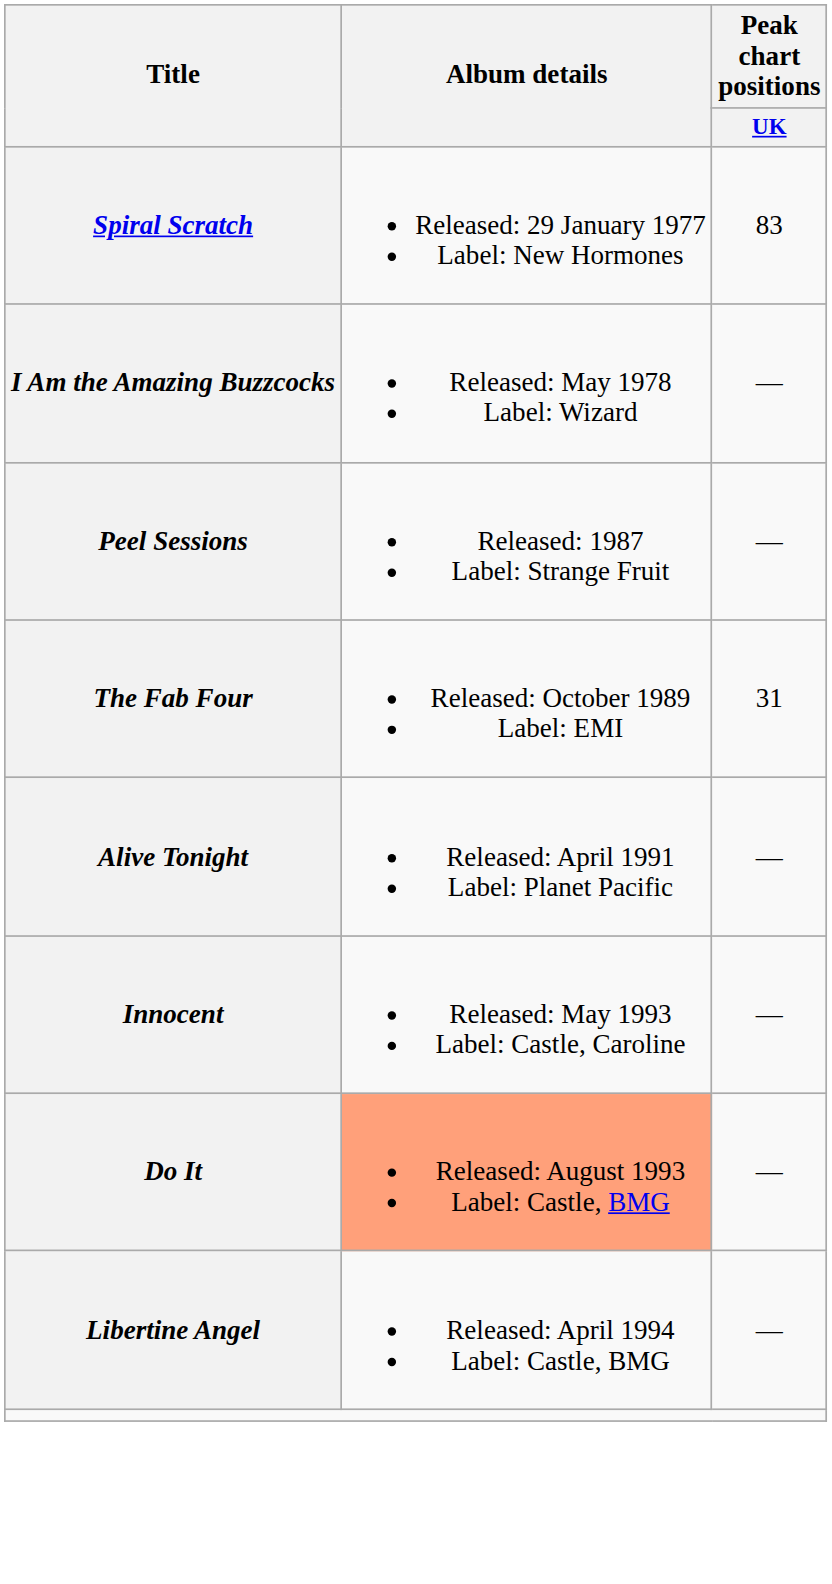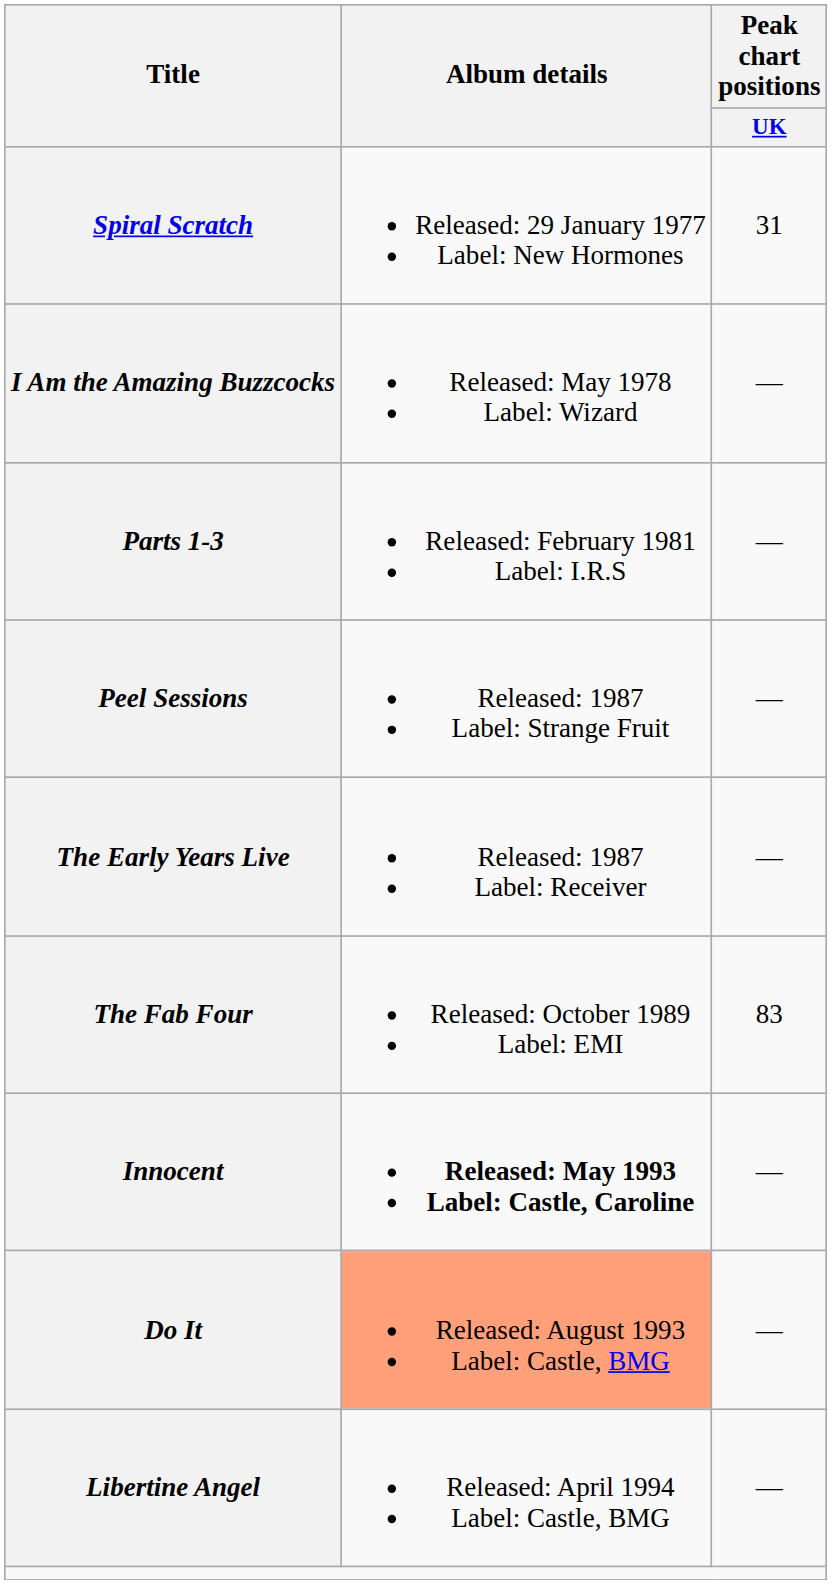(769, 225) 83 -> (769, 225) 31
+ row: (173, 540)
+ row: (173, 856)
(769, 698) 31 -> (769, 1014) 83
- row: (173, 856)
(527, 1030) normal -> (527, 1187) bold
